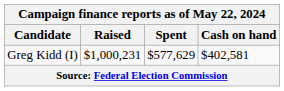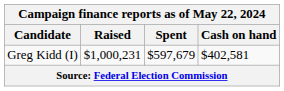(171, 55) $577,629 -> (171, 55) $597,679
